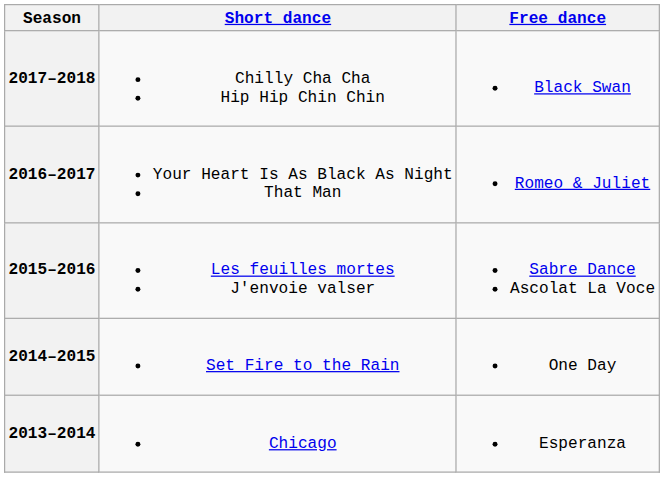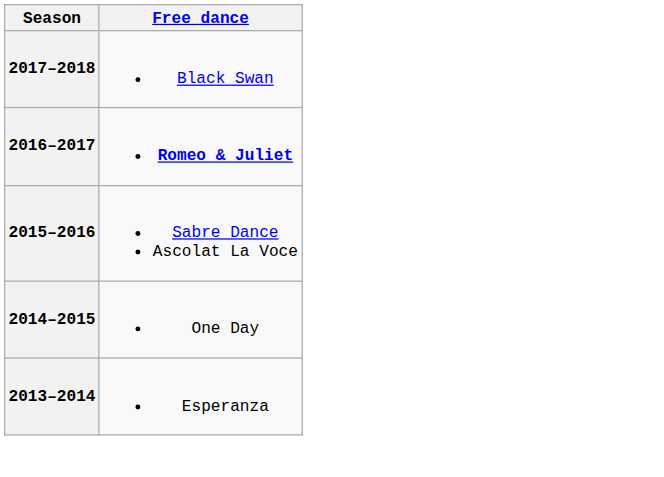- column: (278, 18)
(558, 184) normal -> (201, 156) bold
